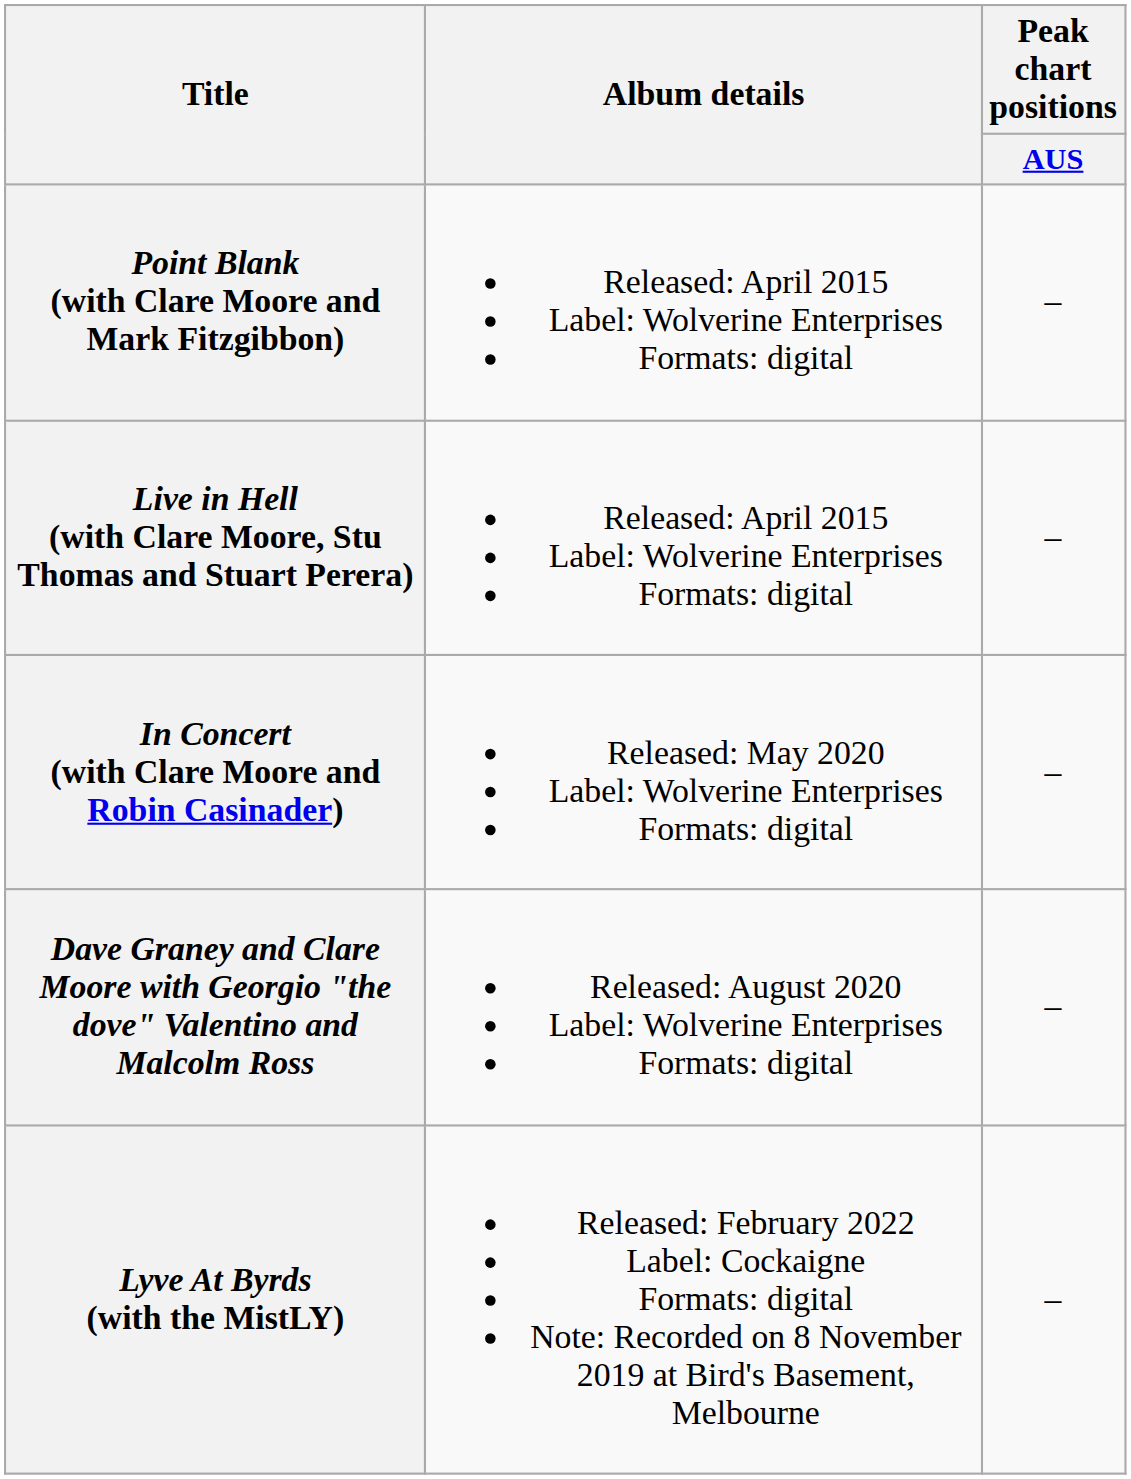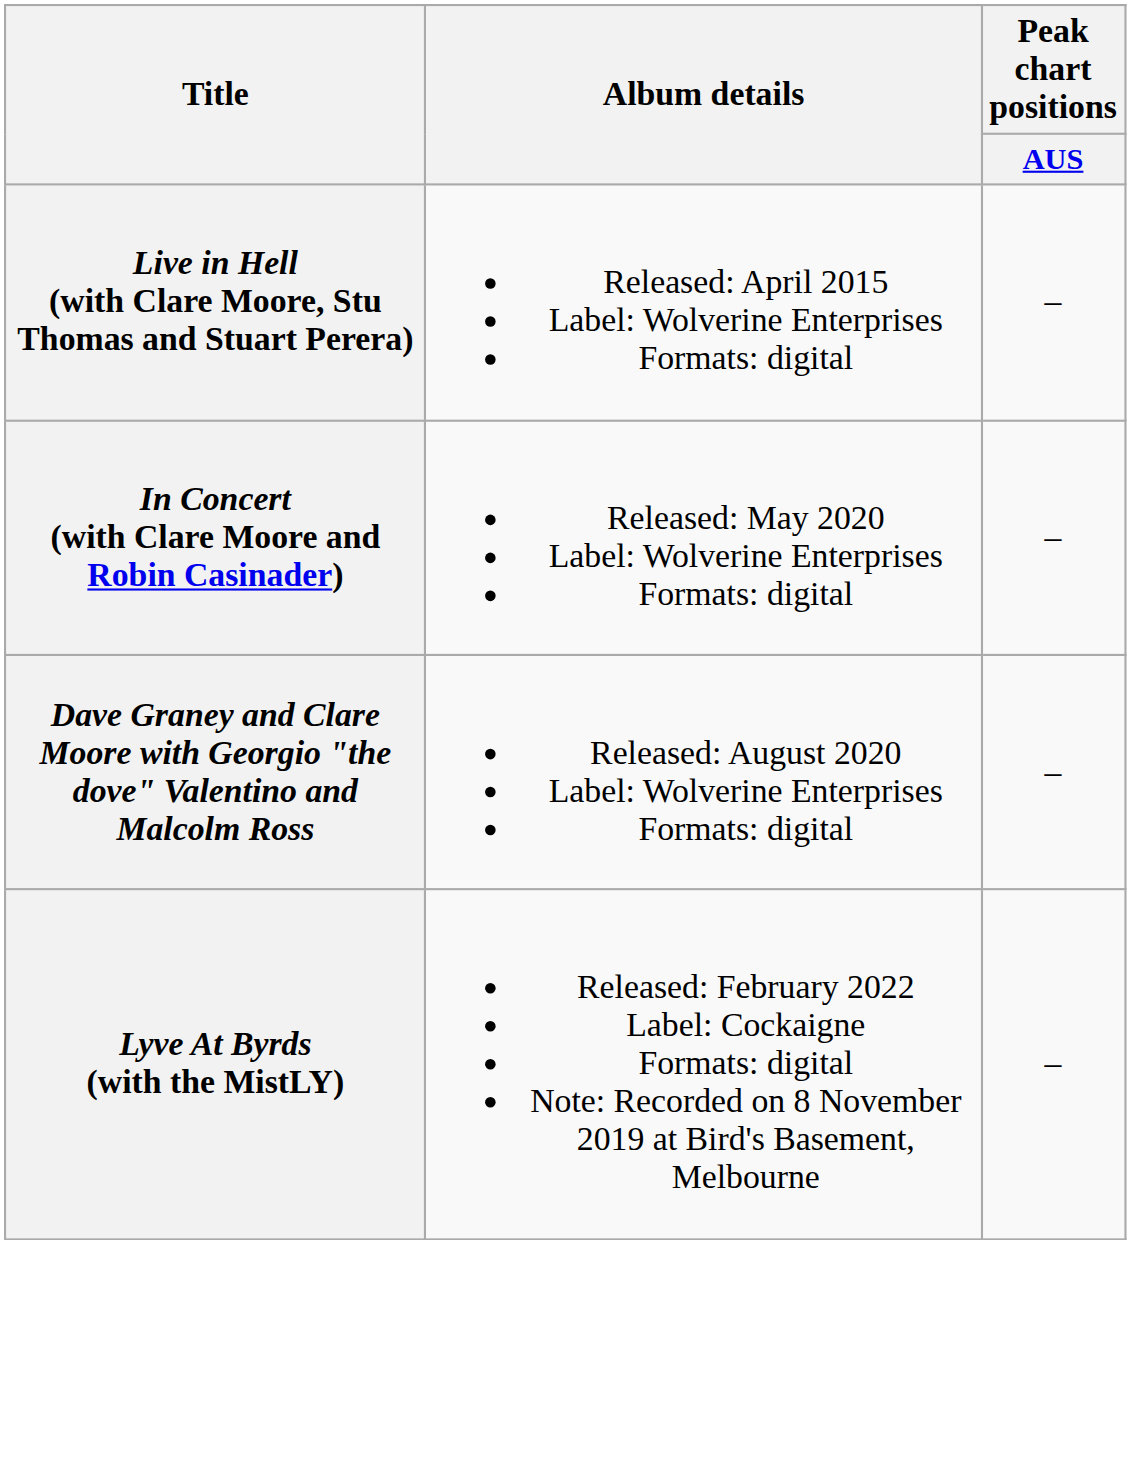- row: (215, 301)
